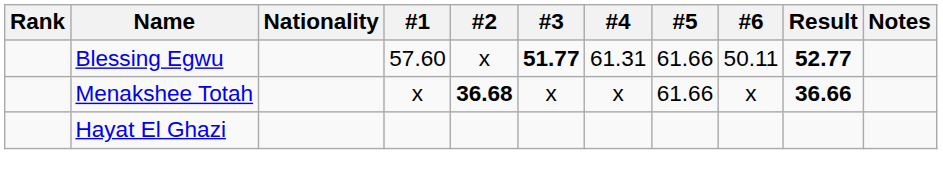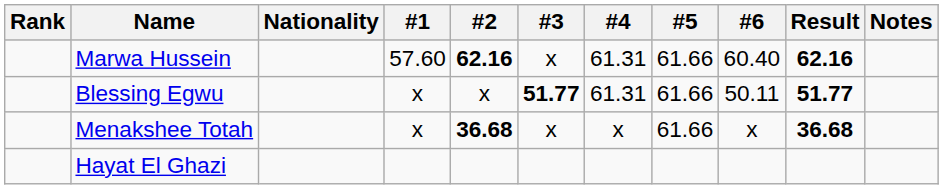+ row: (153, 58)
(418, 58) 57.60 -> (418, 93) x
(823, 58) 52.77 -> (825, 93) 51.77
(823, 93) 36.66 -> (825, 129) 36.68
